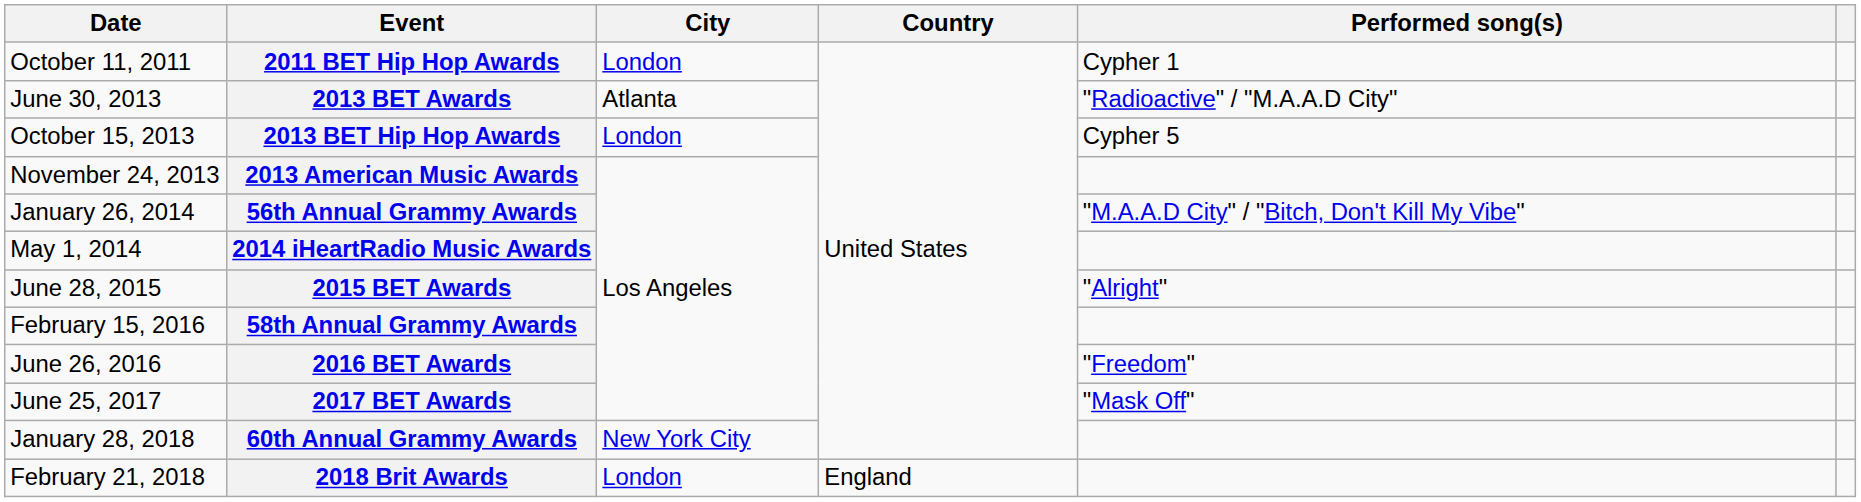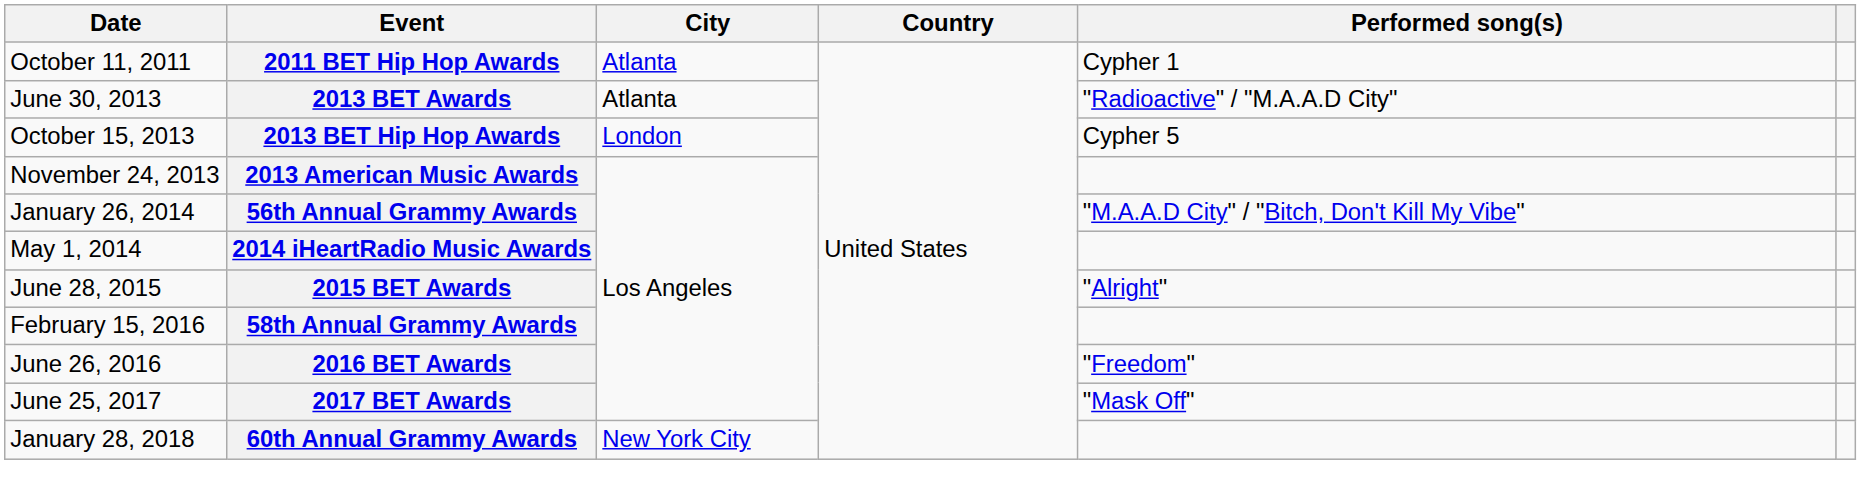(642, 61) London -> (639, 61) Atlanta
- row: (412, 477)
